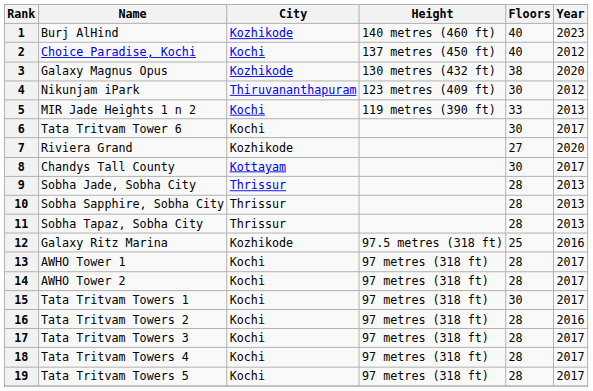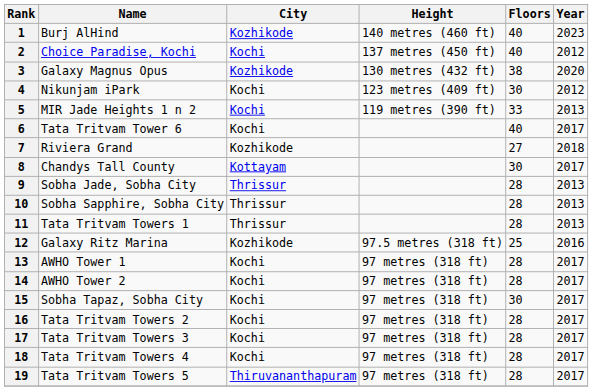(293, 90) Thiruvananthapuram -> (247, 90) Kochi
(516, 128) 30 -> (516, 128) 40
(570, 147) 2020 -> (570, 147) 2018
(122, 224) Sobha Tapaz, Sobha City -> (115, 224) Tata Tritvam Towers 1
(115, 300) Tata Tritvam Towers 1 -> (122, 300) Sobha Tapaz, Sobha City
(570, 319) 2016 -> (570, 319) 2017
(247, 376) Kochi -> (293, 376) Thiruvananthapuram
